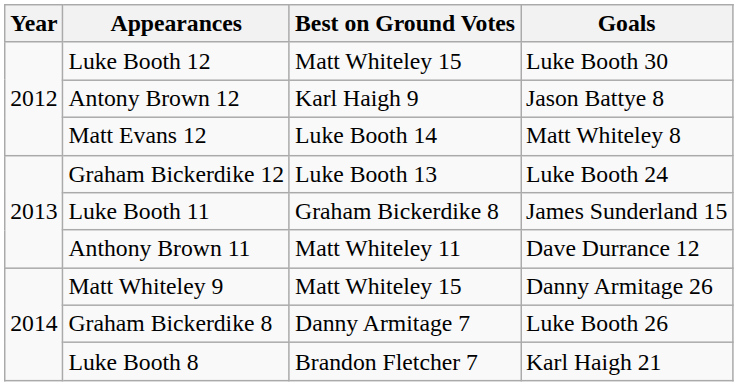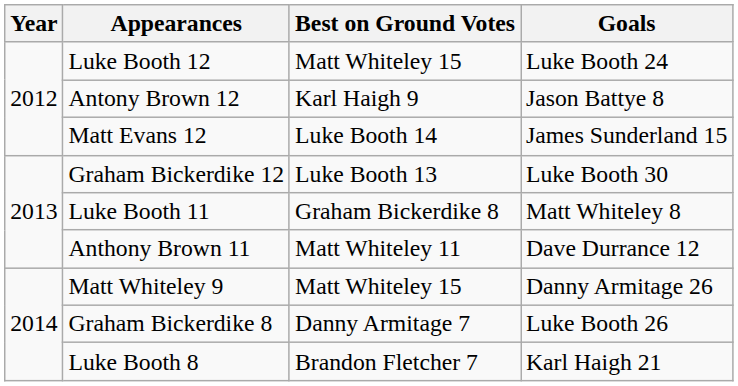(597, 60) Luke Booth 30 -> (597, 60) Luke Booth 24
(603, 135) Matt Whiteley 8 -> (627, 135) James Sunderland 15
(597, 173) Luke Booth 24 -> (597, 173) Luke Booth 30
(627, 211) James Sunderland 15 -> (603, 211) Matt Whiteley 8
